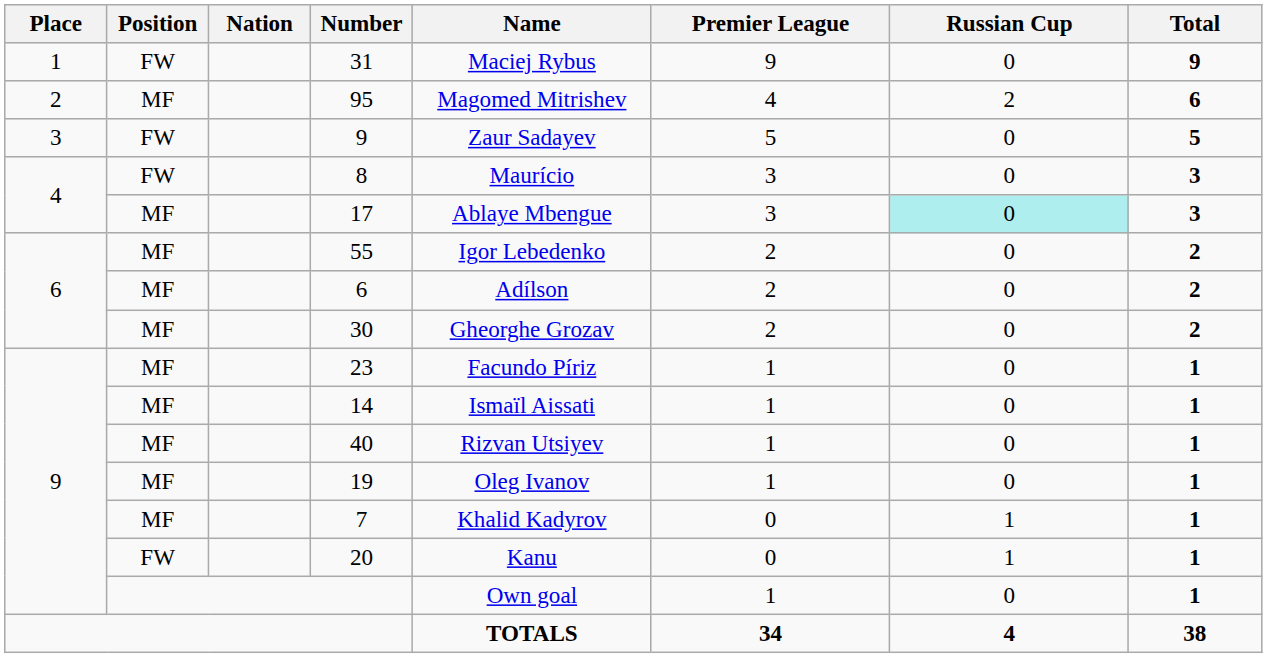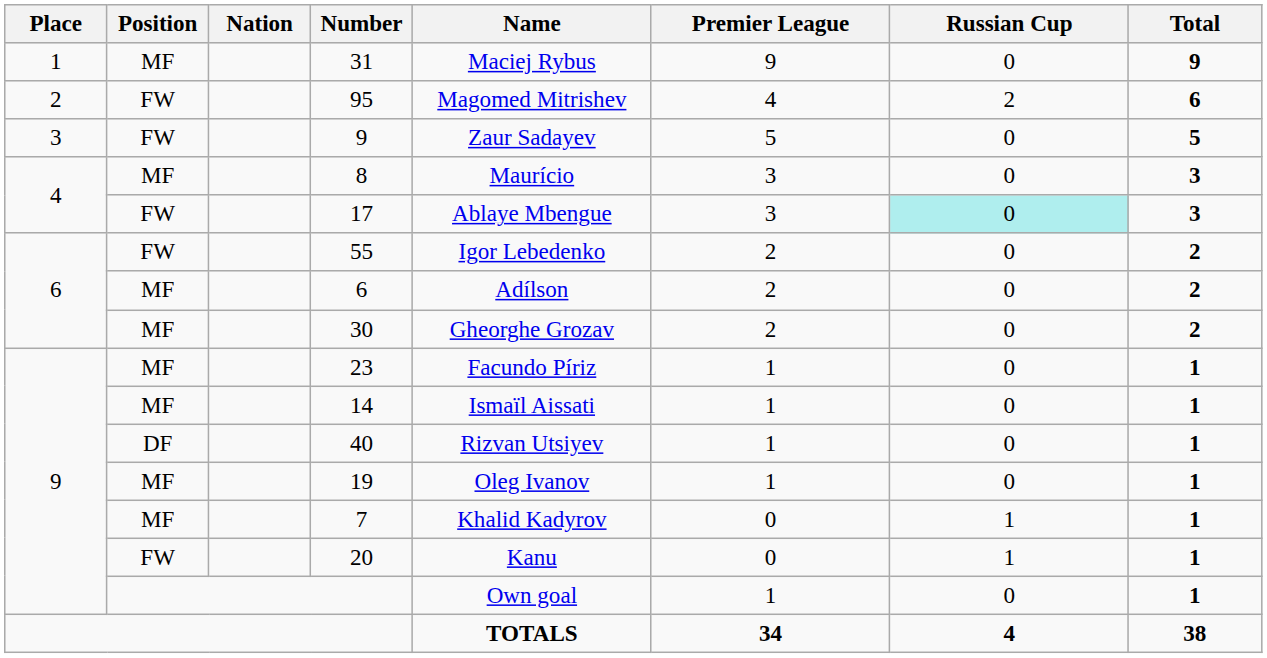(158, 61) FW -> (158, 61) MF
(158, 99) MF -> (158, 99) FW
(158, 176) FW -> (158, 176) MF
(158, 214) MF -> (158, 214) FW
(158, 252) MF -> (158, 252) FW
(158, 442) MF -> (158, 442) DF
